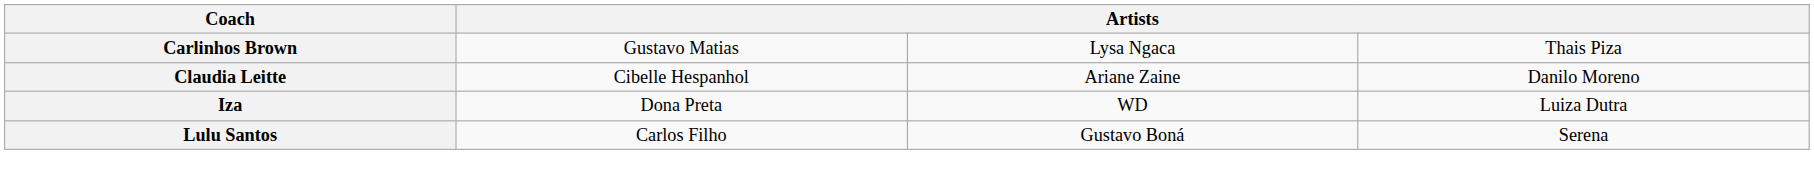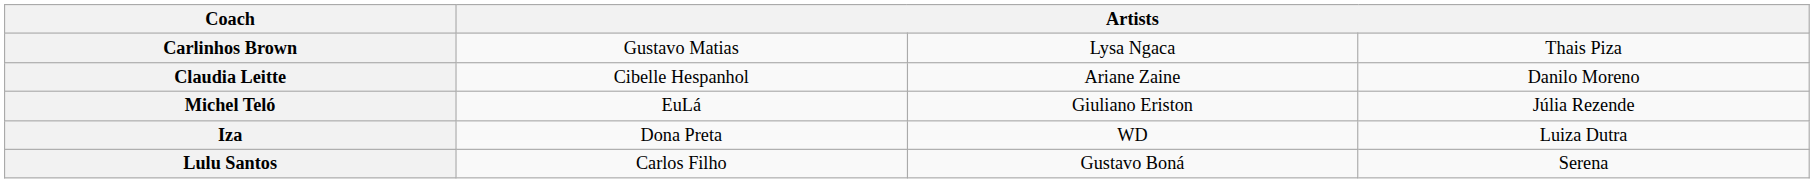+ row: (230, 105)
